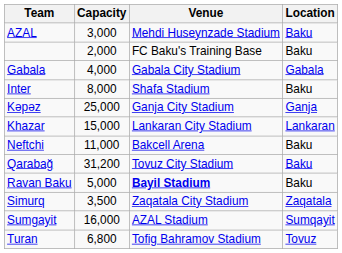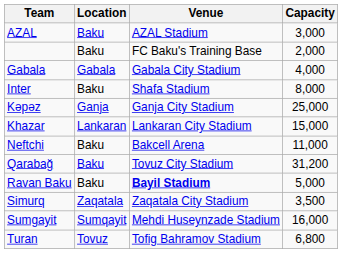columns swapped: (310, 13) <-> (102, 13)
(206, 32) Mehdi Huseynzade Stadium -> (170, 32) AZAL Stadium
(170, 220) AZAL Stadium -> (206, 220) Mehdi Huseynzade Stadium
